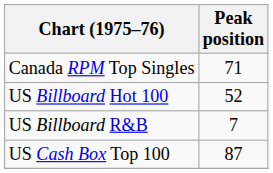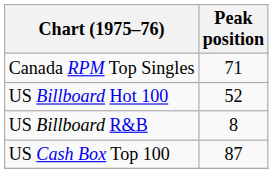(233, 125) 7 -> (233, 125) 8
